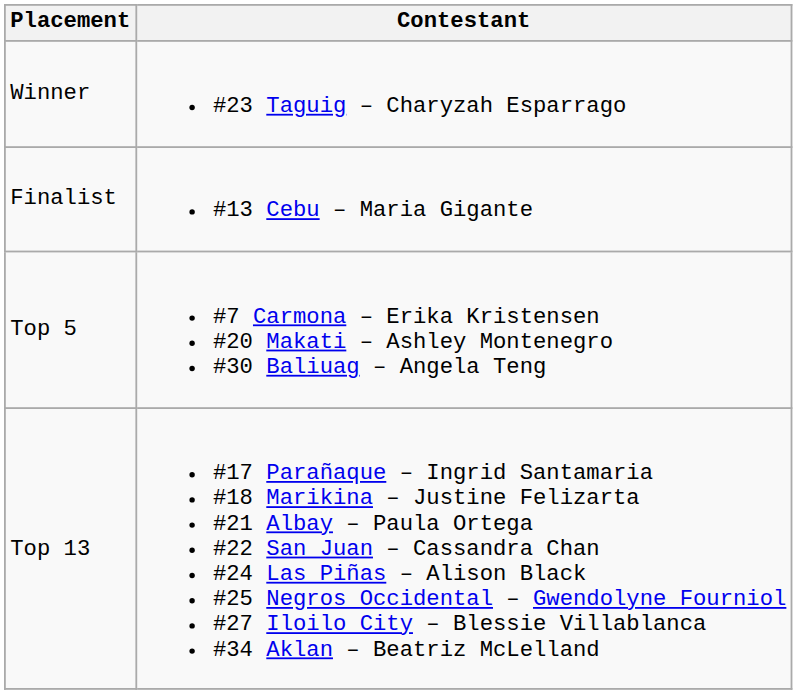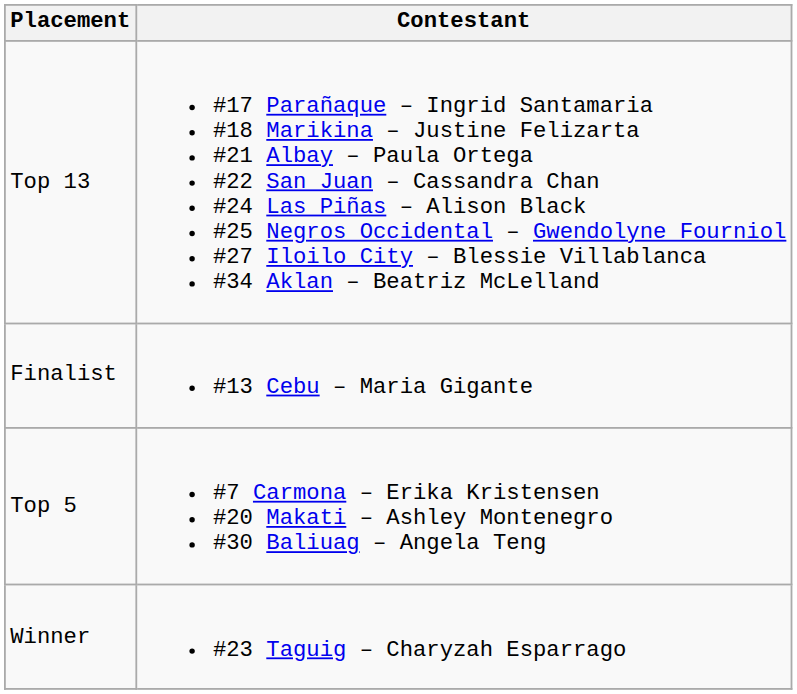rows swapped: (50, 94) <-> (50, 549)
